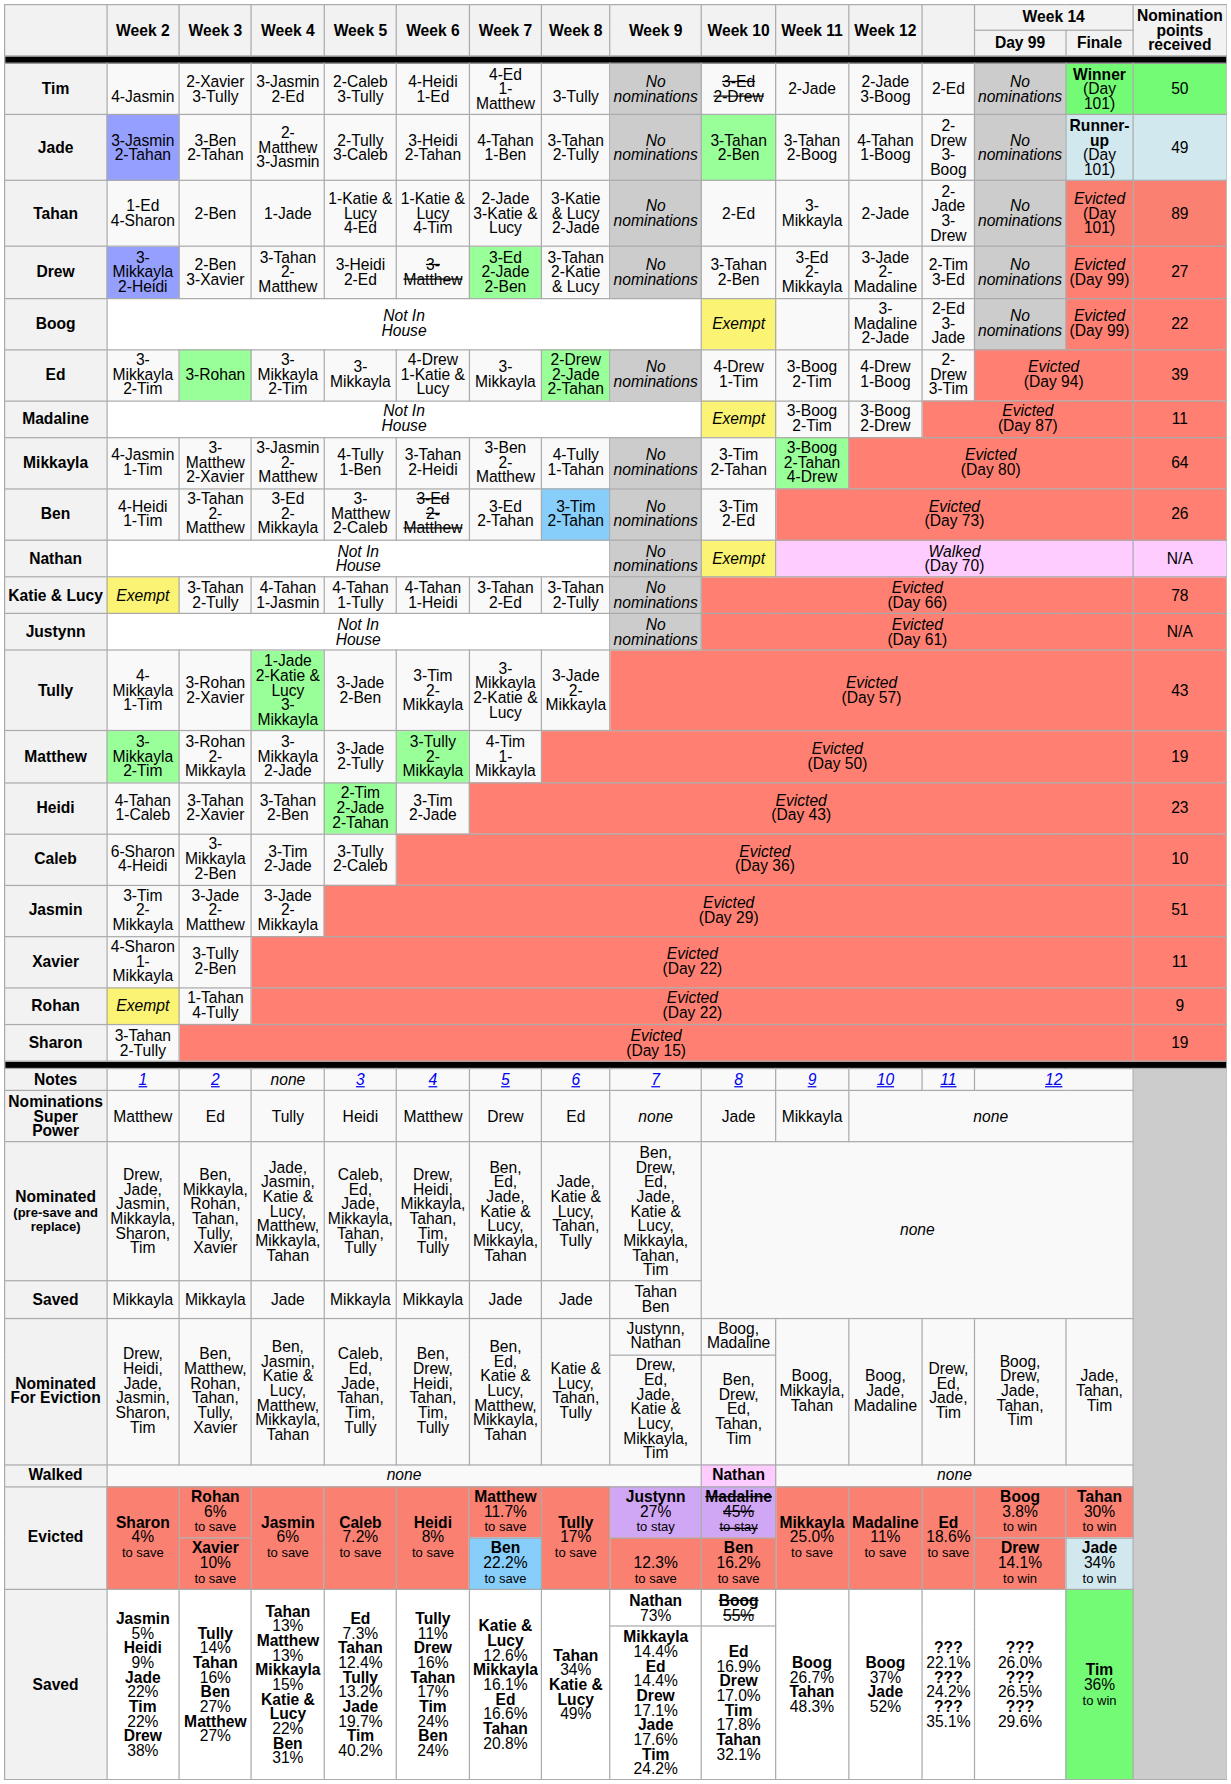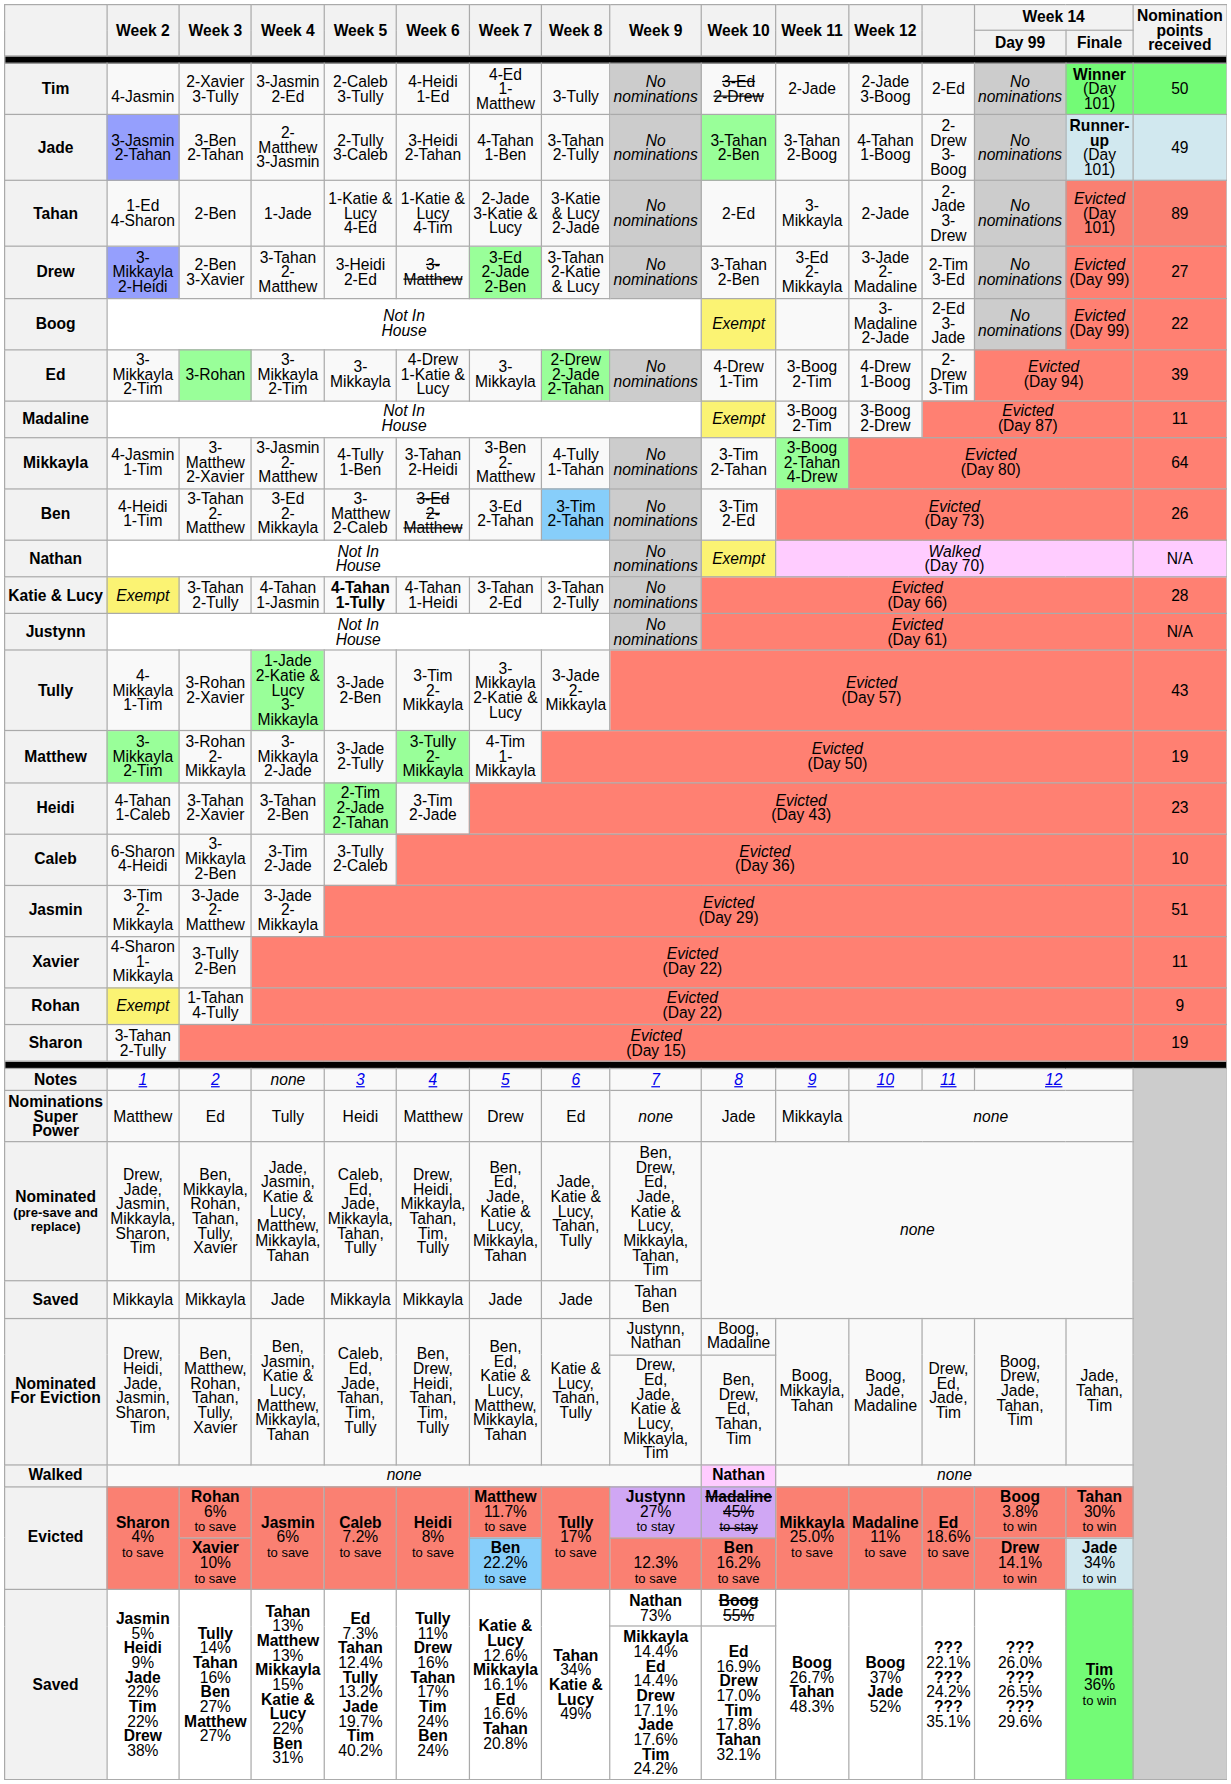(360, 594) normal -> (360, 594) bold
(1180, 594) 78 -> (1180, 594) 28
